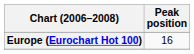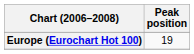(167, 40) 16 -> (167, 40) 19
